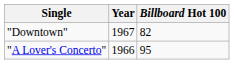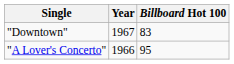(146, 31) 82 -> (146, 31) 83
